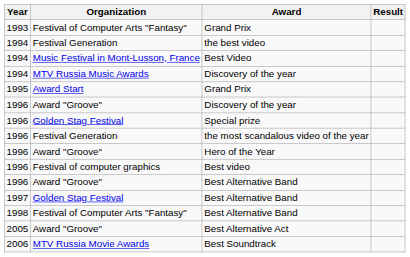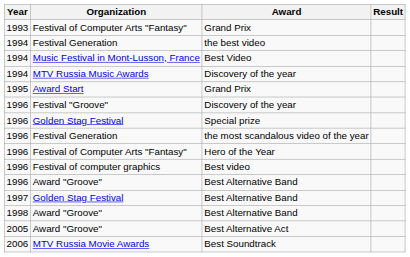(67, 105) Award "Groove" -> (70, 105) Festival "Groove"
(67, 151) Award "Groove" -> (110, 151) Festival of Computer Arts "Fantasy"
(110, 213) Festival of Computer Arts "Fantasy" -> (67, 213) Award "Groove"
